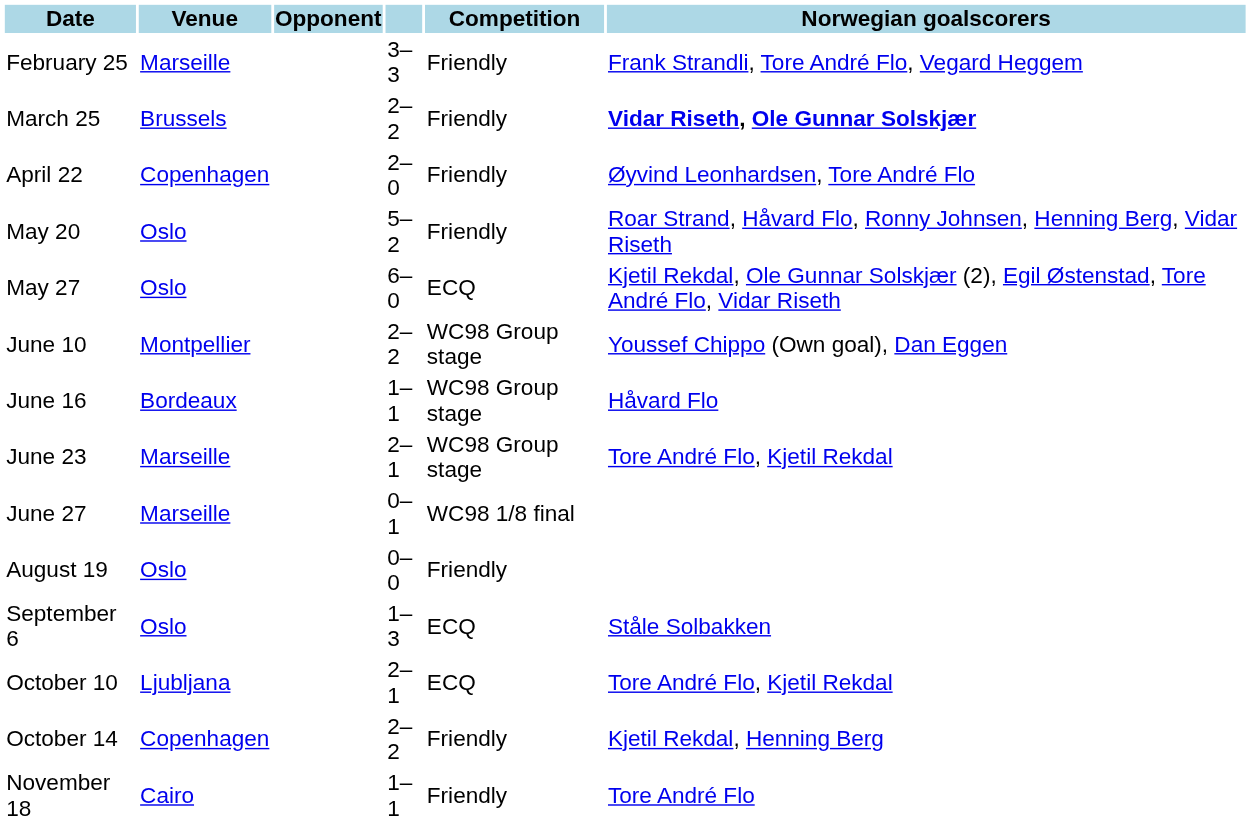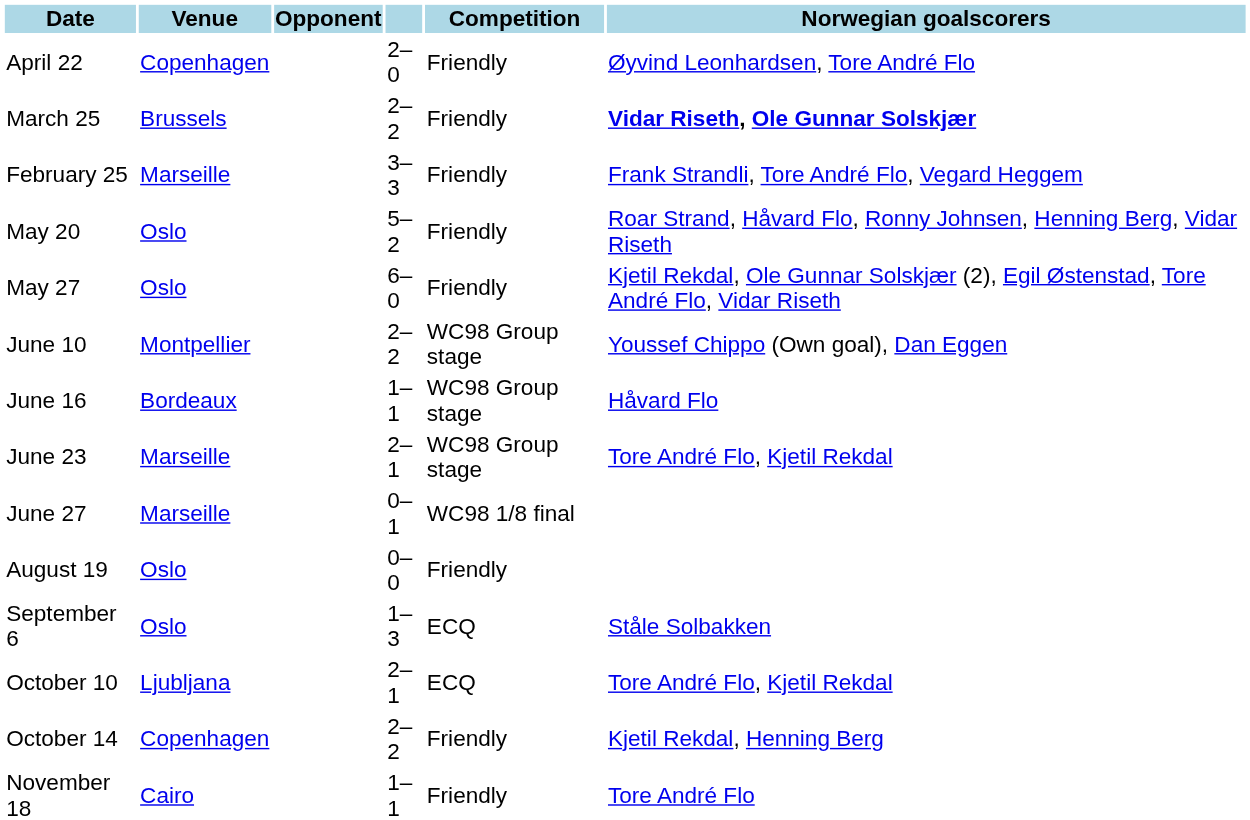rows swapped: (67, 62) <-> (44, 175)
(451, 288) ECQ -> (467, 288) Friendly
